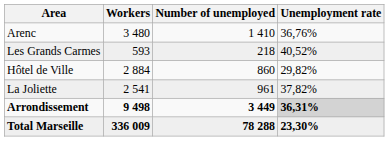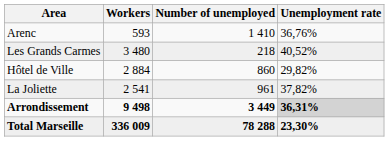(137, 32) 3 480 -> (141, 32) 593
(141, 51) 593 -> (137, 51) 3 480
